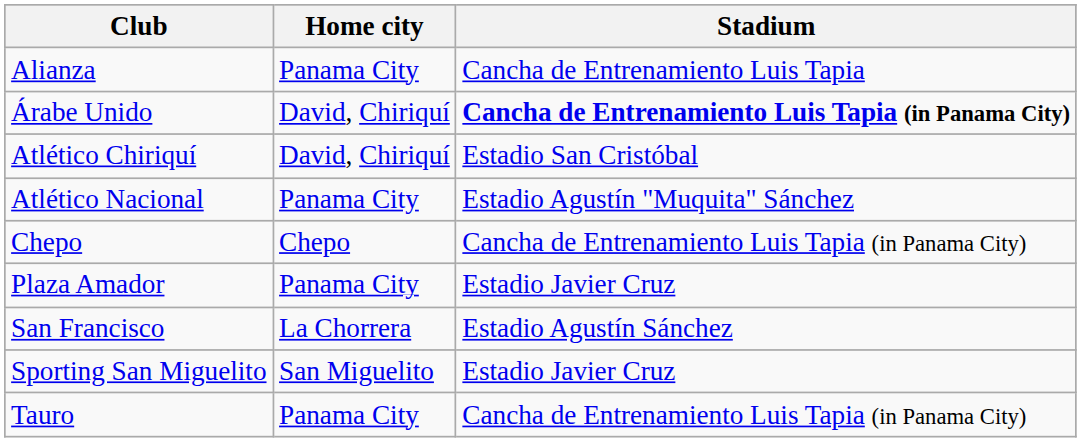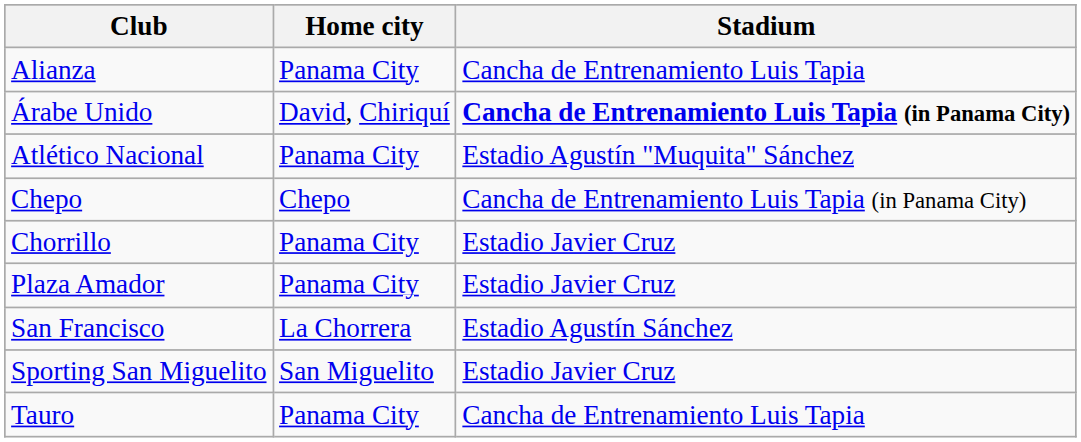- row: (104, 155)
+ row: (61, 241)
(744, 414) Cancha de Entrenamiento Luis Tapia (in Panama City) -> (664, 414) Cancha de Entrenamiento Luis Tapia
